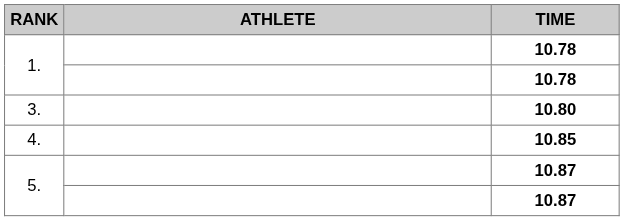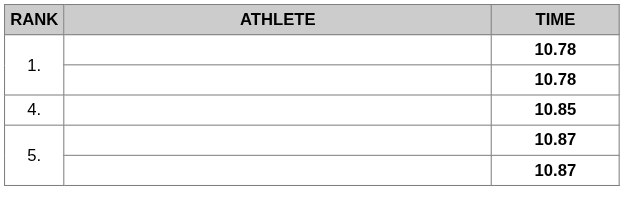- row: (34, 110)
